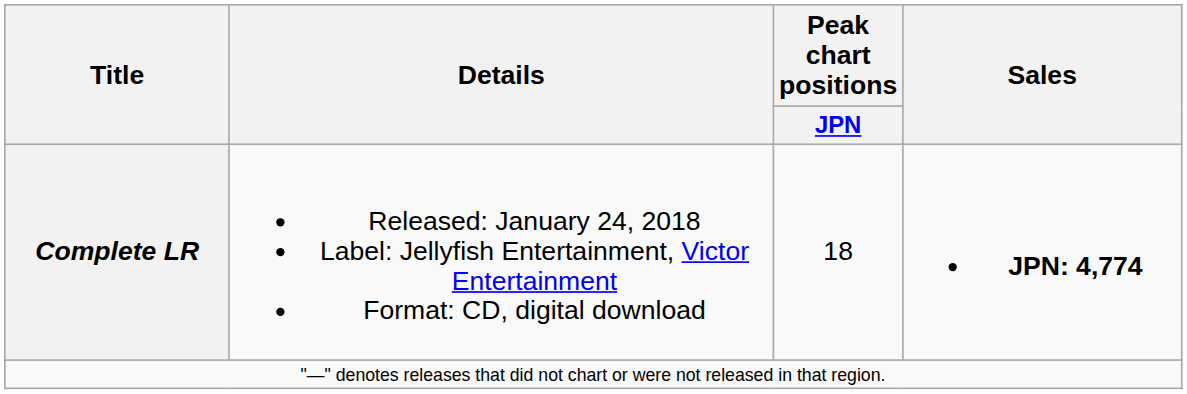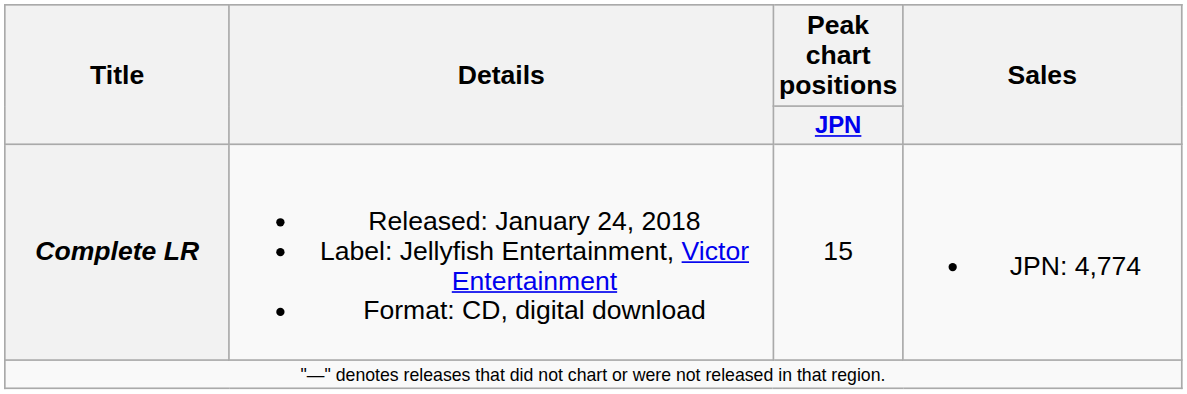(838, 251) 18 -> (838, 251) 15
(1042, 267) bold -> (1042, 267) normal
